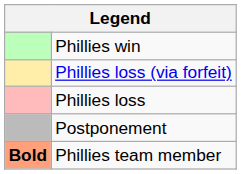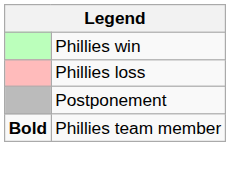- row: (143, 73)
(28, 155) lightsalmon background -> (28, 128) no background
